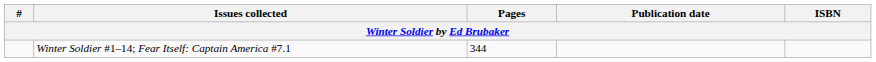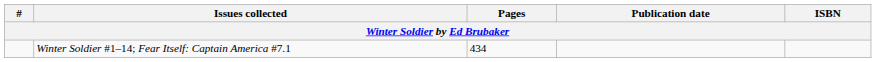(478, 48) 344 -> (478, 48) 434
